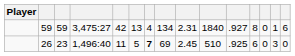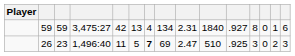(187, 43) 2.45 -> (187, 43) 2.47
(255, 43) 6 -> (255, 43) 3
(275, 43) 3 -> (275, 43) 2
(285, 43) 0 -> (285, 43) 3
